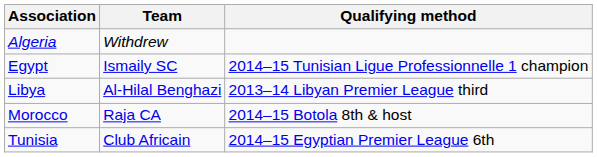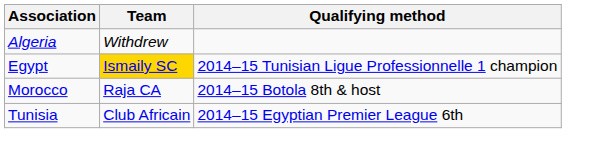(140, 66) no background -> (140, 66) gold background
- row: (27, 90)
